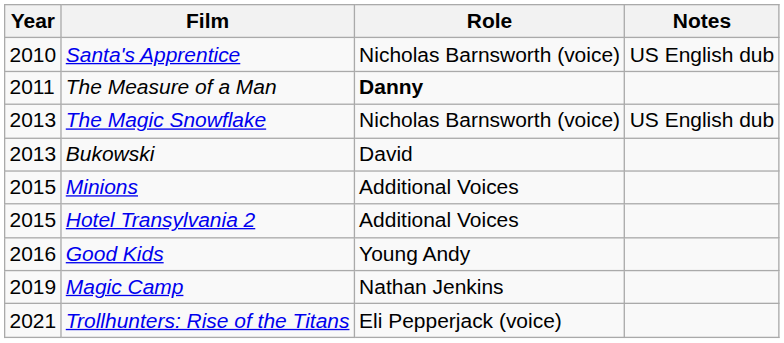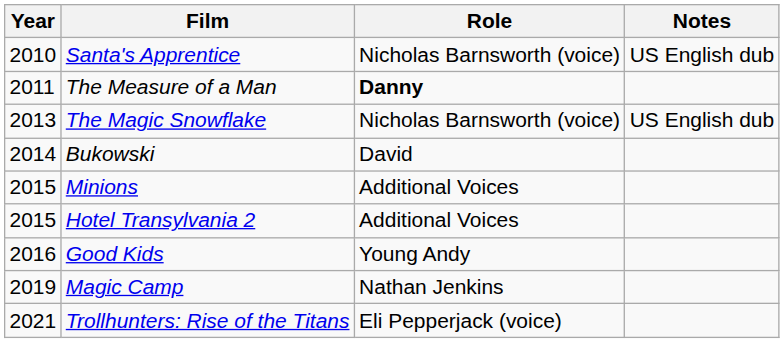(33, 154) 2013 -> (33, 154) 2014
